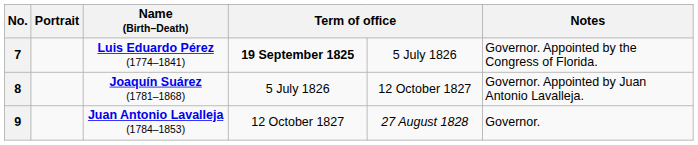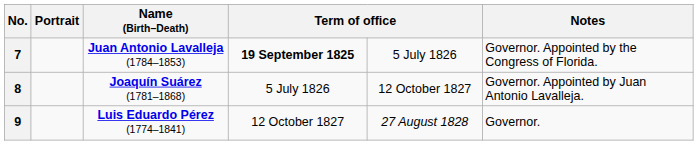(156, 55) Luis Eduardo Pérez (1774–1841) -> (156, 55) Juan Antonio Lavalleja (1784–1853)
(156, 122) Juan Antonio Lavalleja (1784–1853) -> (156, 122) Luis Eduardo Pérez (1774–1841)
